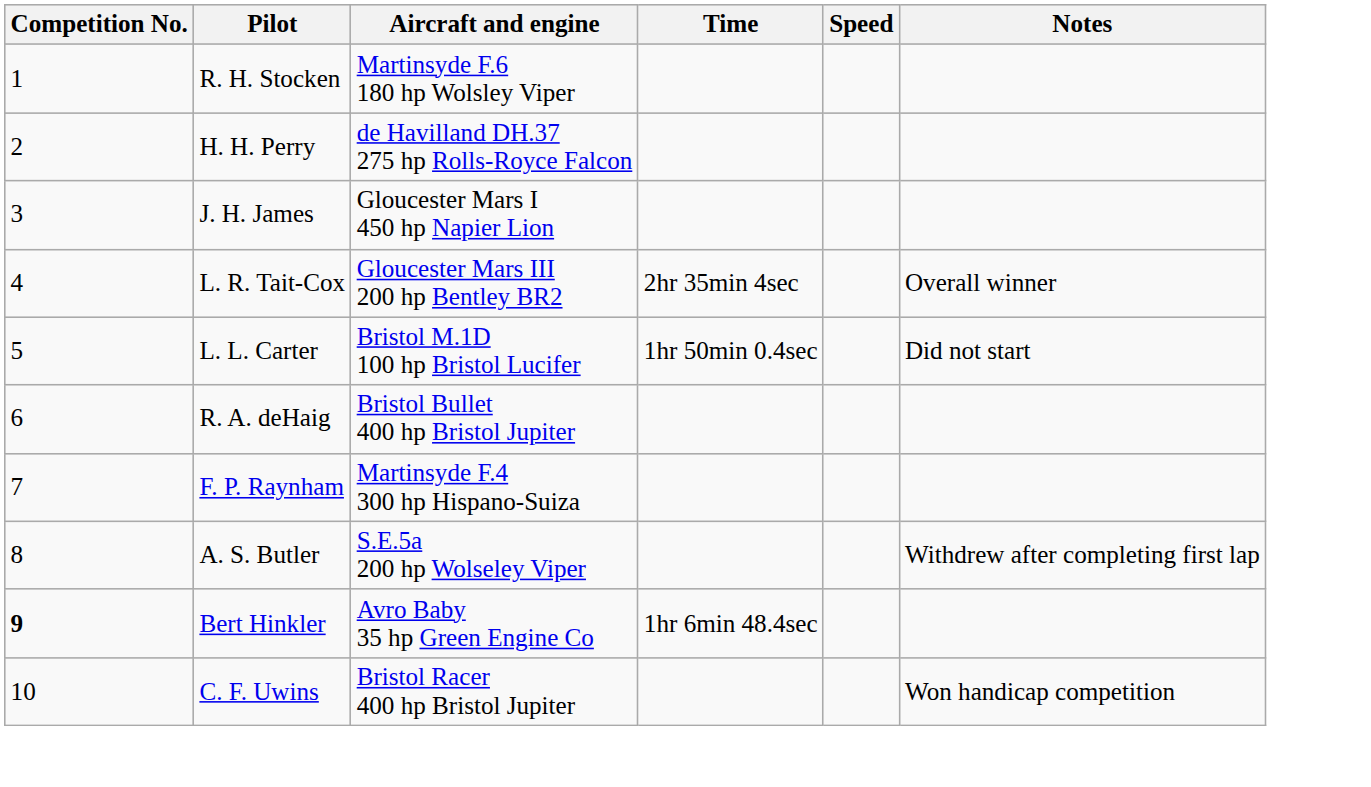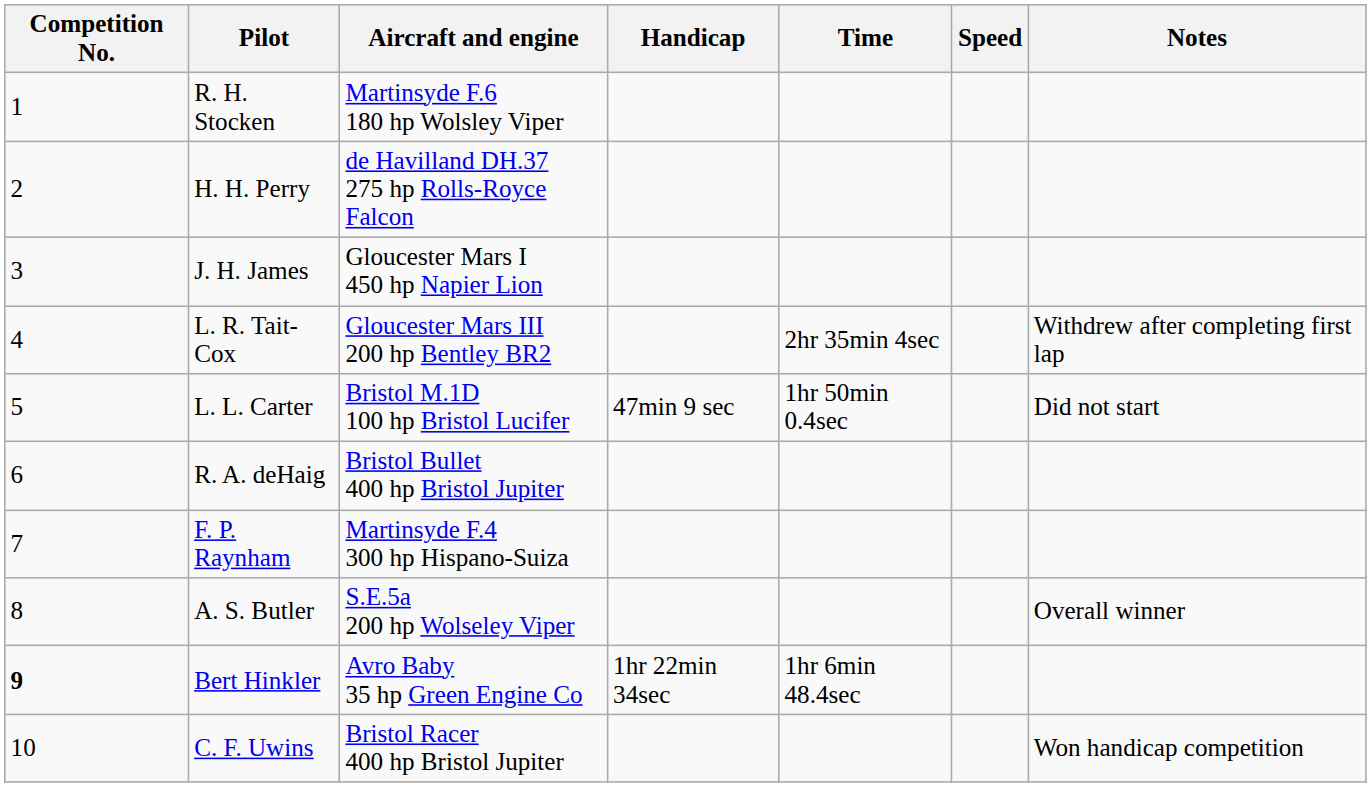+ column: (693, 38)
(981, 282) Overall winner -> (1193, 339) Withdrew after completing first lap
(1082, 555) Withdrew after completing first lap -> (1109, 611) Overall winner
